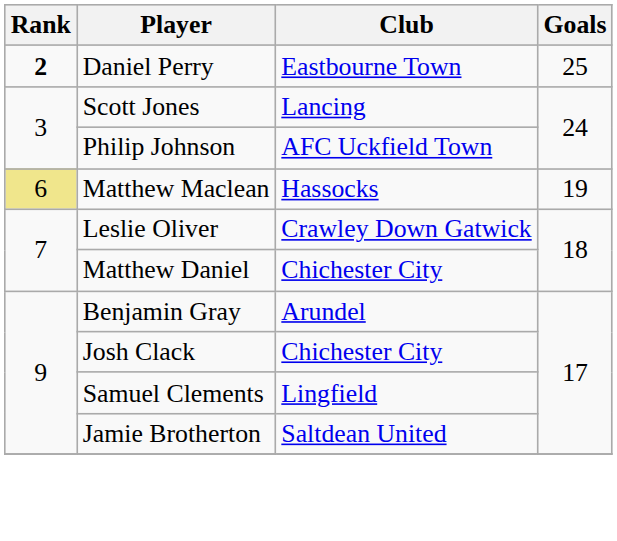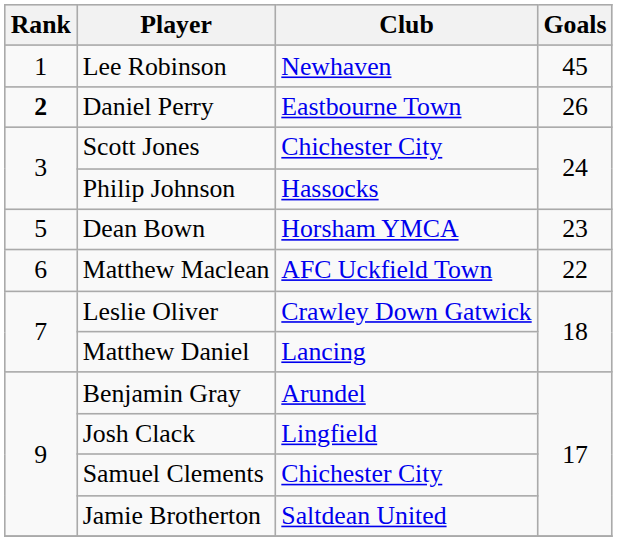+ row: (155, 65)
(575, 65) 25 -> (575, 106) 26
(324, 106) Lancing -> (362, 147) Chichester City
(387, 147) AFC Uckfield Town -> (330, 188) Hassocks
+ row: (144, 229)
(41, 188) khaki background -> (41, 270) no background
(330, 188) Hassocks -> (387, 270) AFC Uckfield Town
(575, 188) 19 -> (575, 270) 22
(362, 270) Chichester City -> (324, 351) Lancing
(362, 351) Chichester City -> (329, 433) Lingfield
(329, 392) Lingfield -> (362, 474) Chichester City
